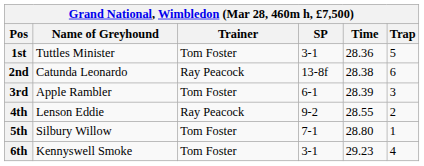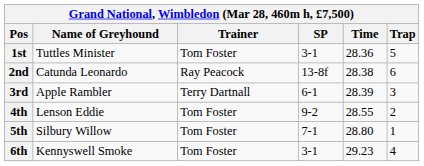(208, 92) Tom Foster -> (215, 92) Terry Dartnall
(212, 111) Ray Peacock -> (208, 111) Tom Foster
